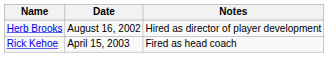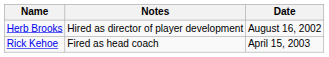columns swapped: (104, 12) <-> (233, 12)
